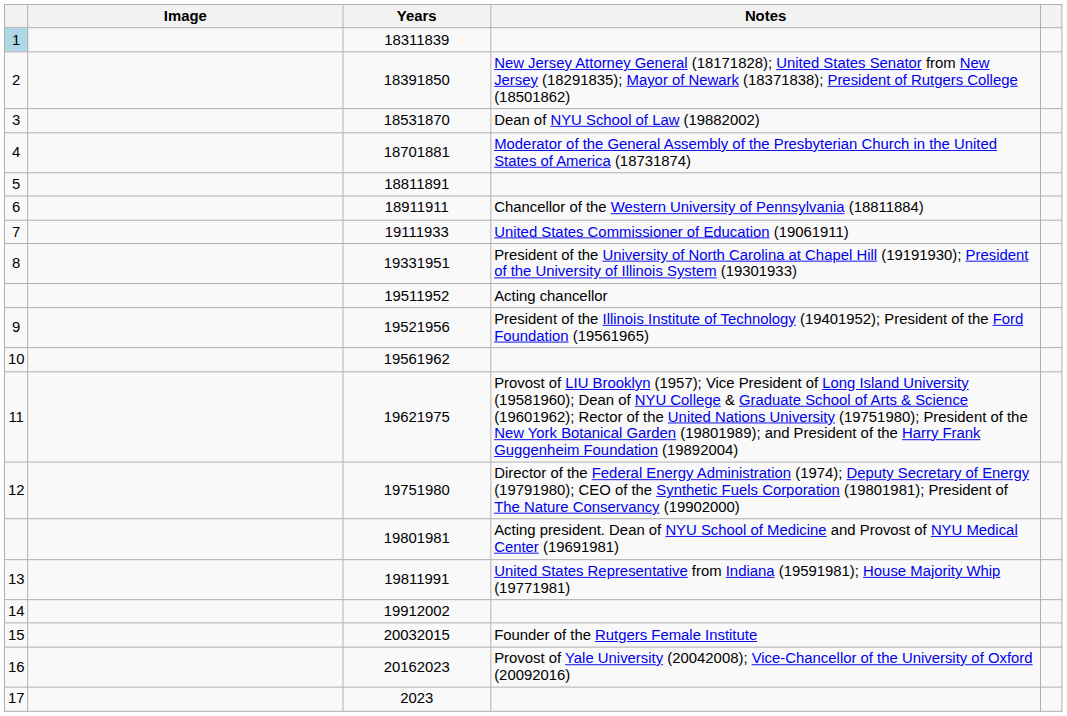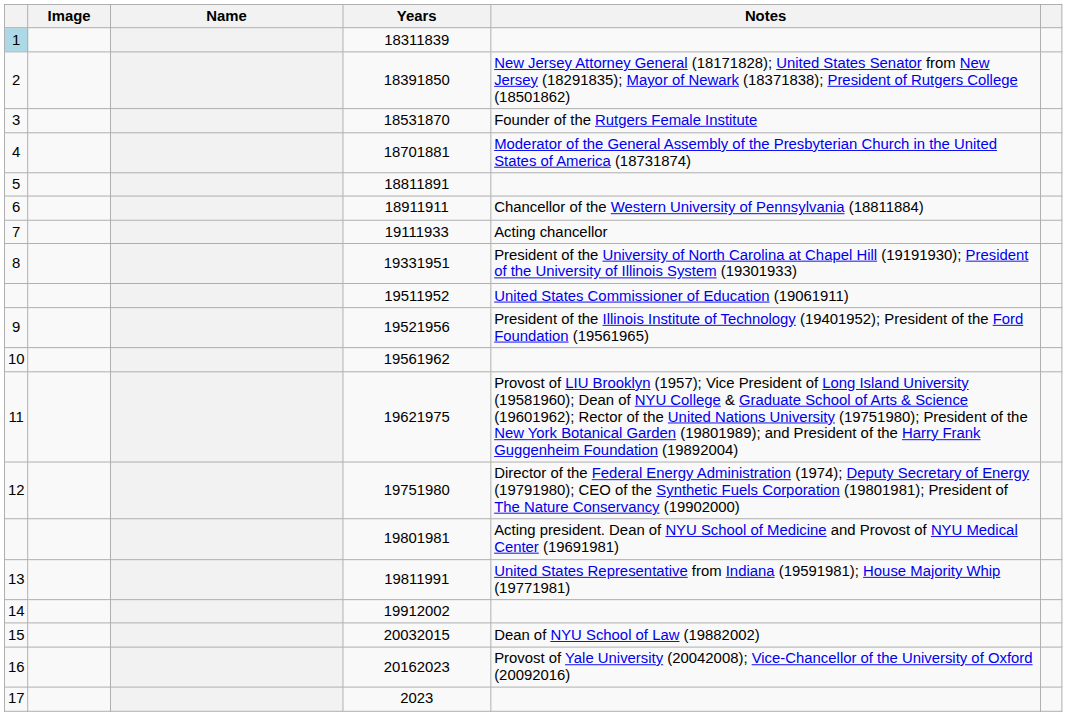+ column: (226, 16)
(627, 120) Dean of NYU School of Law (19882002) -> (626, 120) Founder of the Rutgers Female Institute
(671, 231) United States Commissioner of Education (19061911) -> (551, 231) Acting chancellor
(551, 295) Acting chancellor -> (671, 295) United States Commissioner of Education (19061911)
(626, 635) Founder of the Rutgers Female Institute -> (627, 635) Dean of NYU School of Law (19882002)
